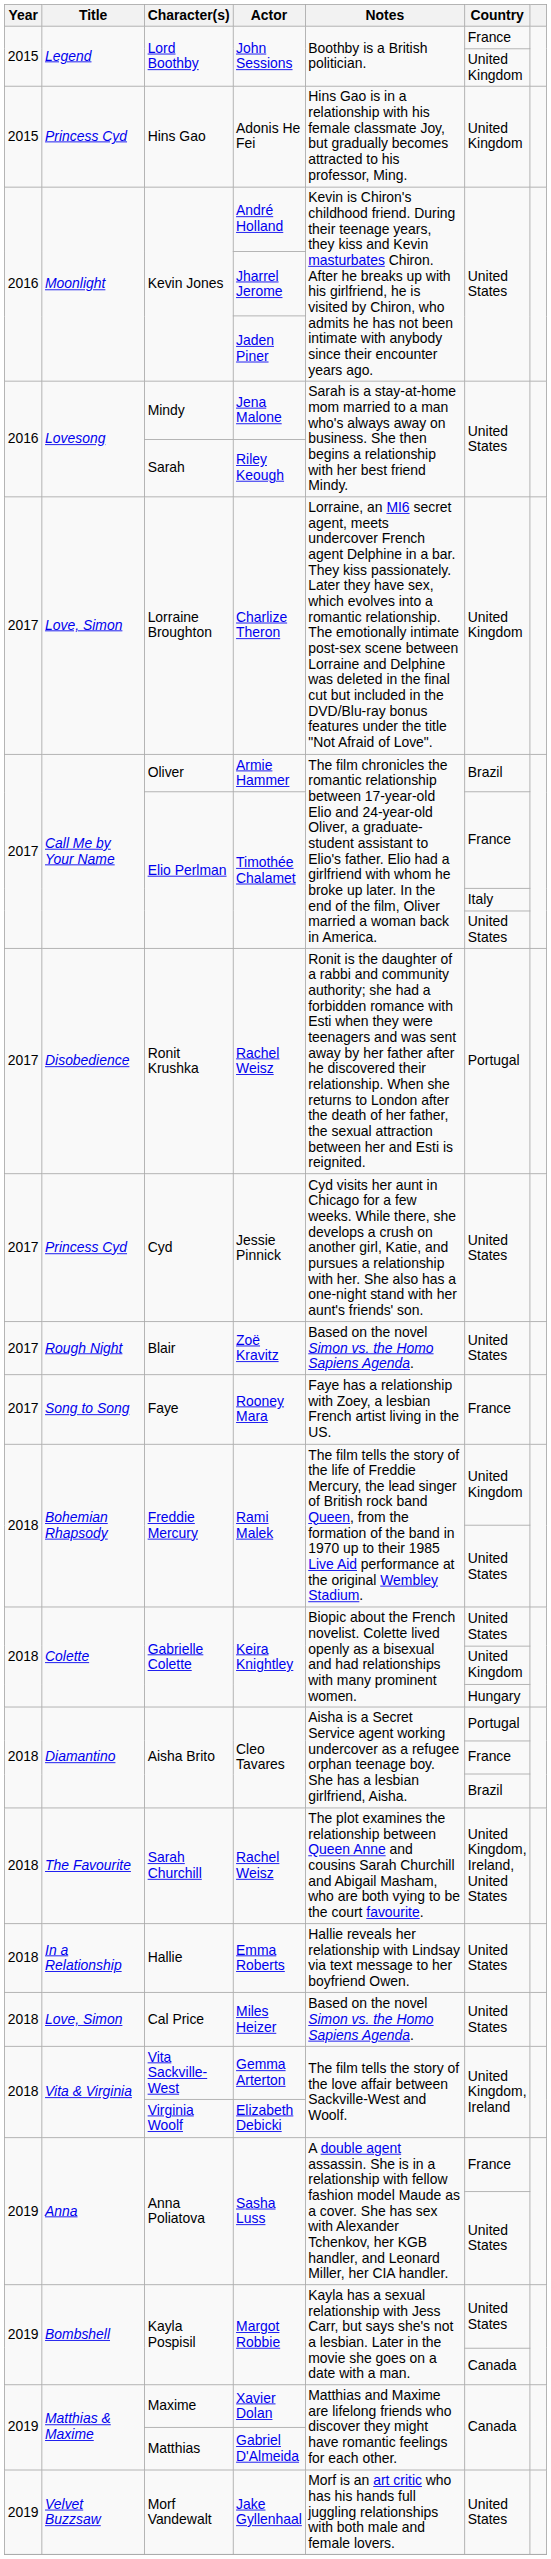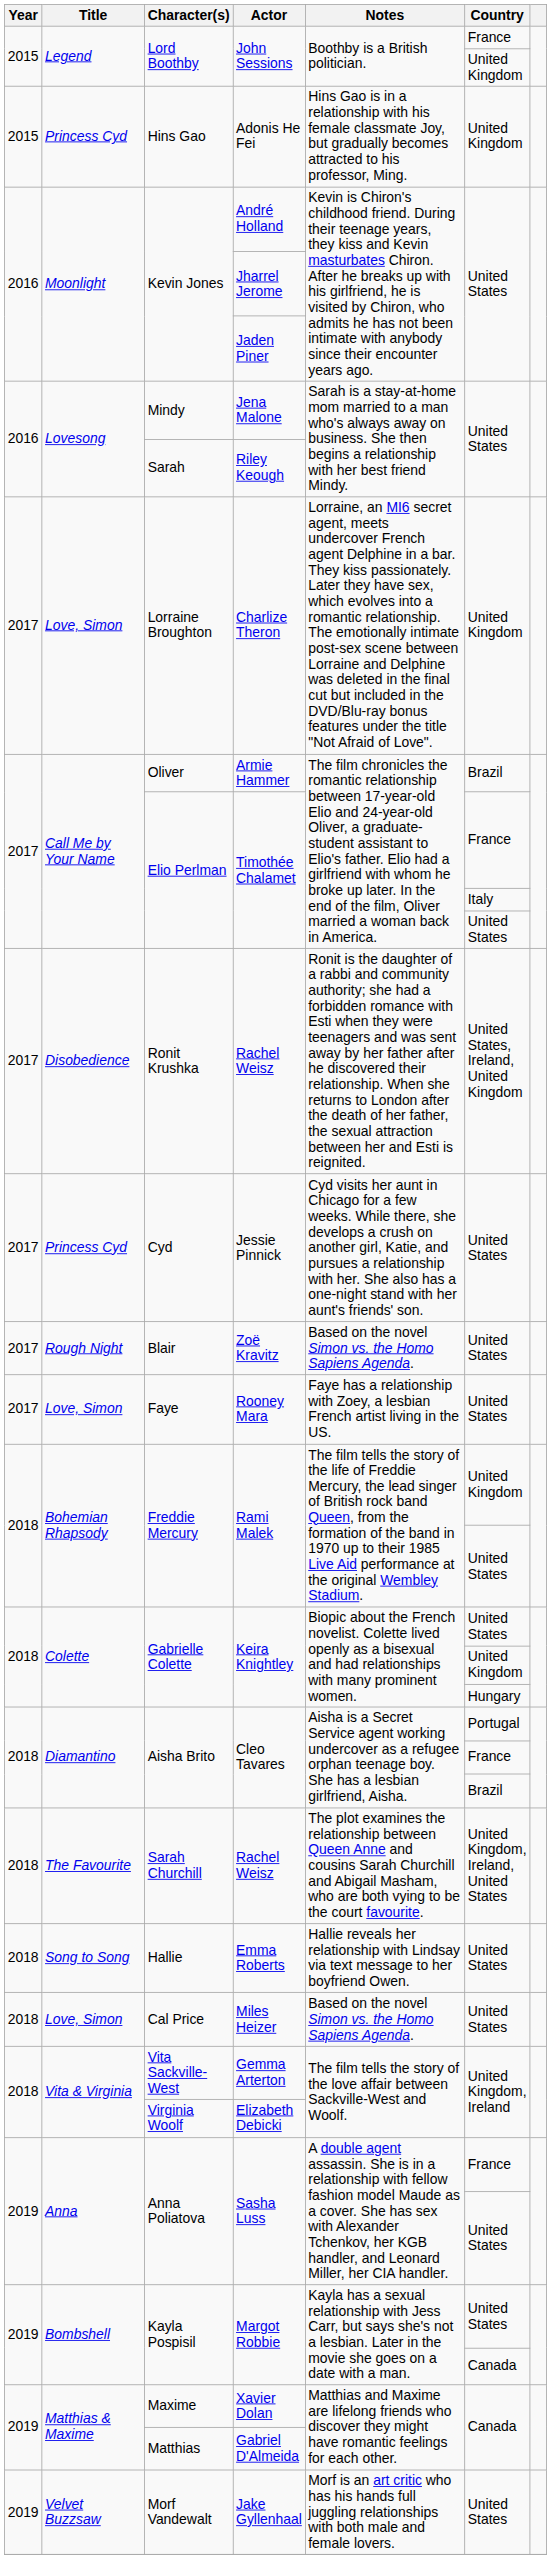(494, 1061) Portugal -> (495, 1061) United States, Ireland, United Kingdom
(87, 1409) Song to Song -> (84, 1409) Love, Simon
(489, 1409) France -> (488, 1409) United States
(83, 1958) In a Relationship -> (87, 1958) Song to Song
